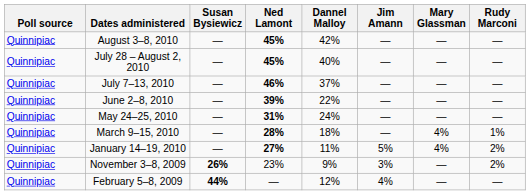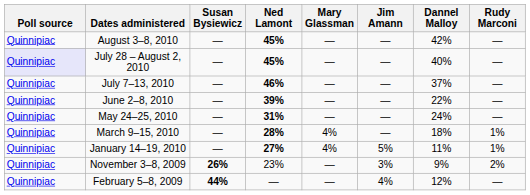columns swapped: (330, 18) <-> (441, 18)
(31, 62) no background -> (31, 62) lavender background
(497, 149) 2% -> (497, 149) 1%
